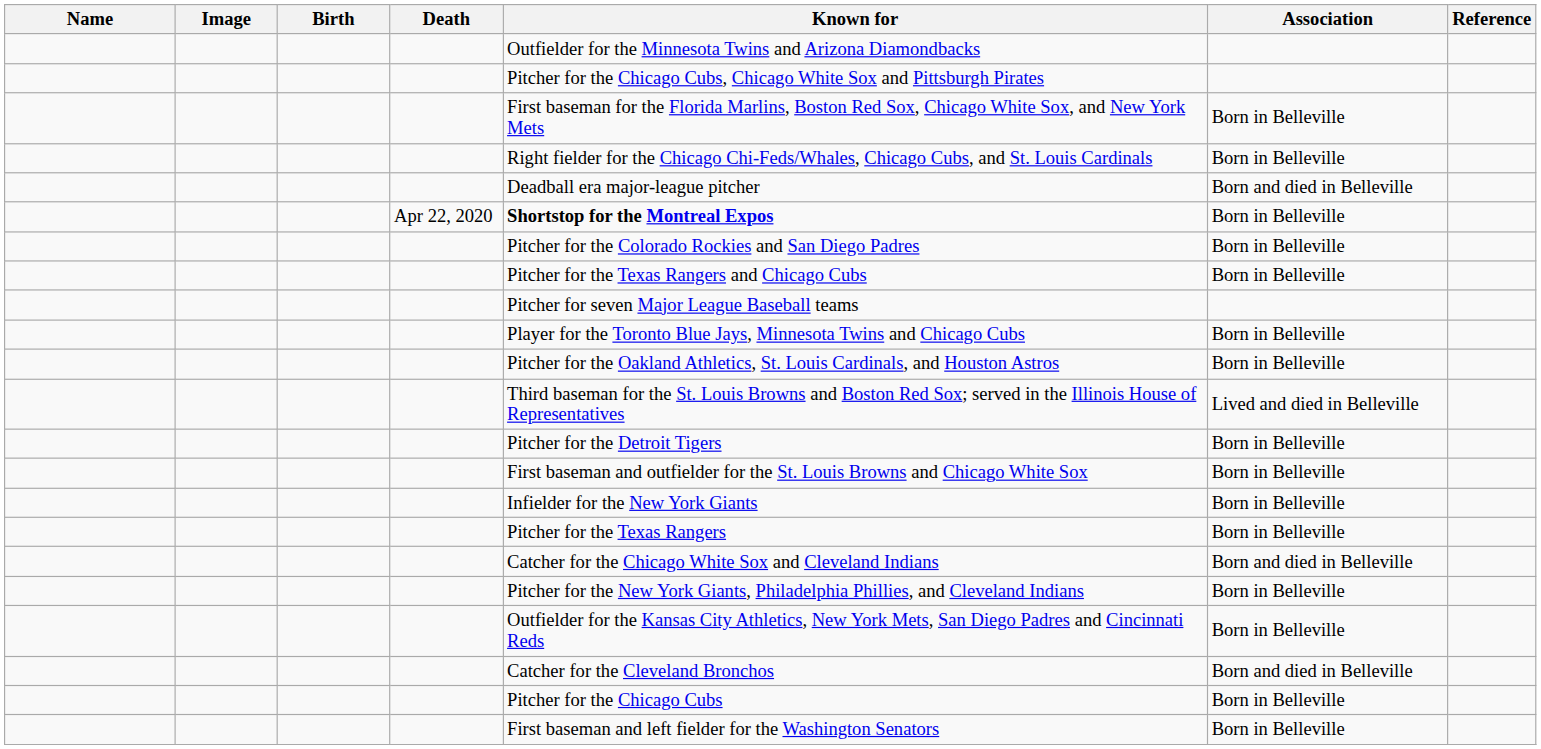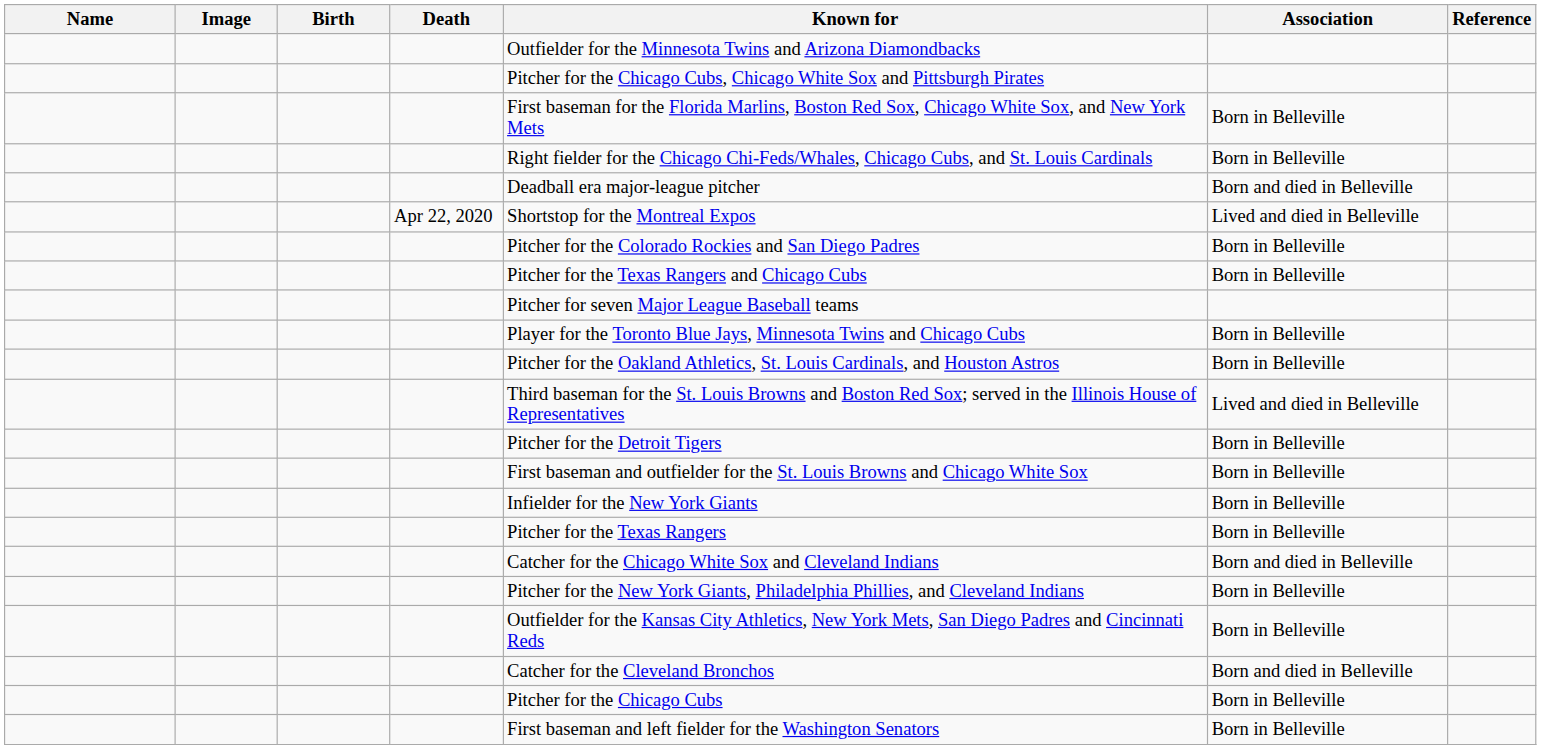(640, 216) bold -> (631, 216) normal
(1278, 216) Born in Belleville -> (1315, 216) Lived and died in Belleville
